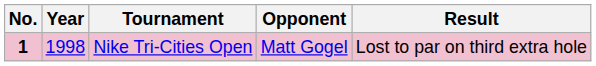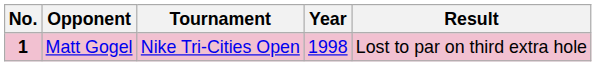columns swapped: (65, 19) <-> (304, 19)
